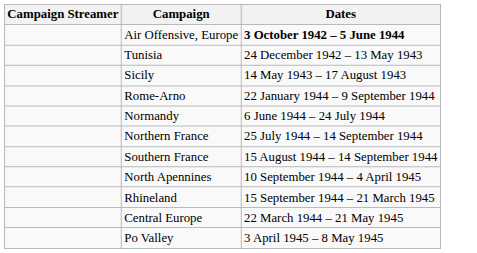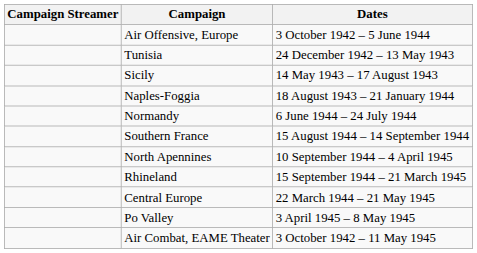(324, 34) bold -> (353, 34) normal
+ row: (162, 95)
- row: (155, 95)
- row: (166, 136)
+ row: (197, 237)
